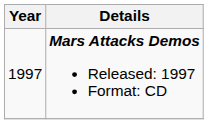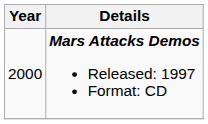(25, 73) 1997 -> (25, 73) 2000
